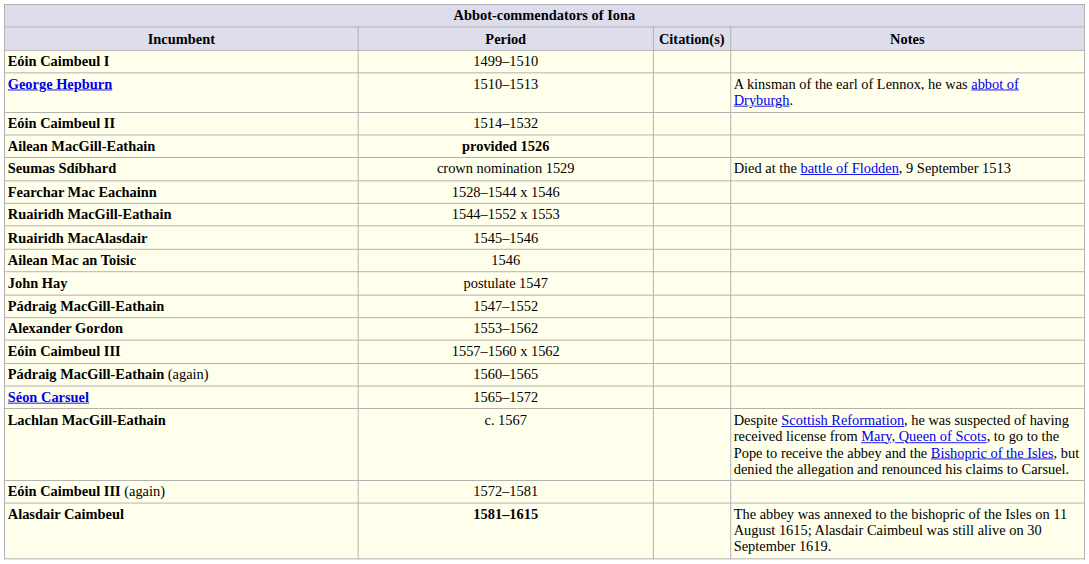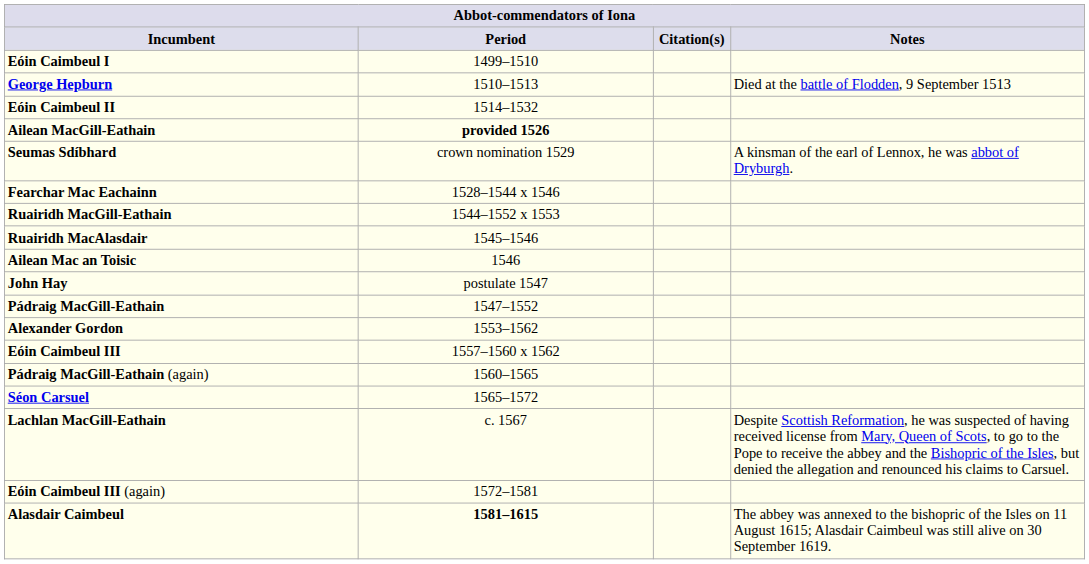(876, 92) A kinsman of the earl of Lennox, he was abbot of Dryburgh. -> (872, 84) Died at the battle of Flodden, 9 September 1513
(872, 169) Died at the battle of Flodden, 9 September 1513 -> (876, 161) A kinsman of the earl of Lennox, he was abbot of Dryburgh.
